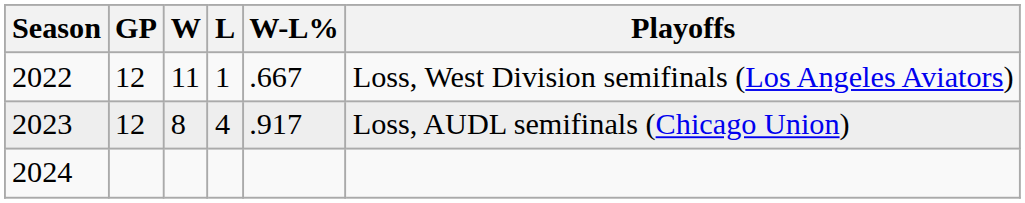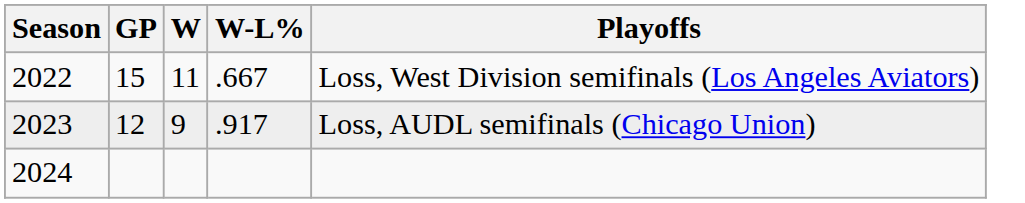- column: (225, 28)
(130, 76) 12 -> (130, 76) 15
(178, 124) 8 -> (178, 124) 9
